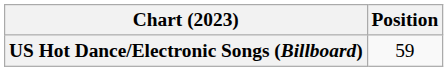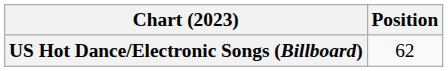(405, 50) 59 -> (405, 50) 62
